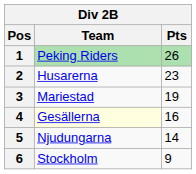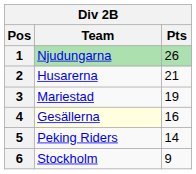(77, 55) Peking Riders -> (74, 55) Njudungarna
(172, 76) 23 -> (172, 76) 21
(74, 138) Njudungarna -> (77, 138) Peking Riders
